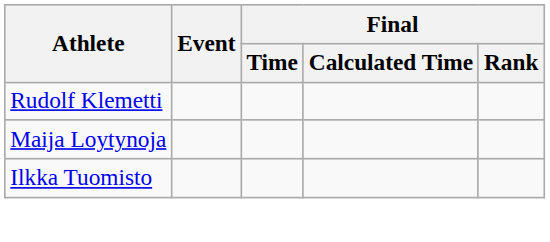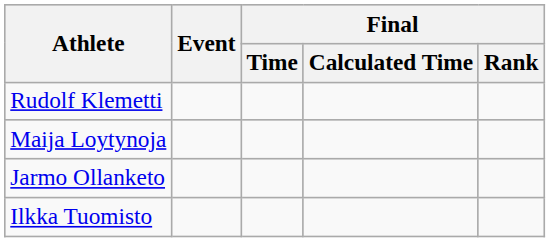+ row: (88, 178)
